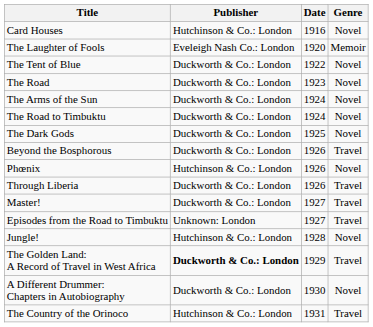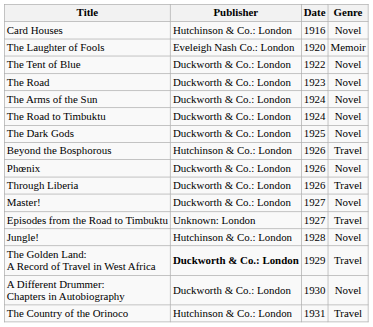(232, 151) Duckworth & Co.: London -> (232, 151) Hutchinson & Co.: London
(232, 168) Hutchinson & Co.: London -> (232, 168) Duckworth & Co.: London
(348, 202) Travel -> (348, 202) Novel
